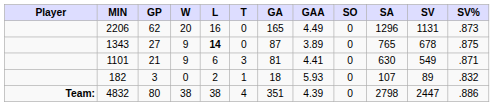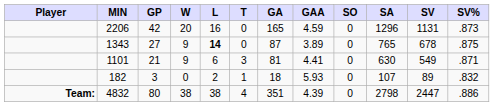(155, 28) 62 -> (155, 28) 42
(313, 28) 4.49 -> (313, 28) 4.59
